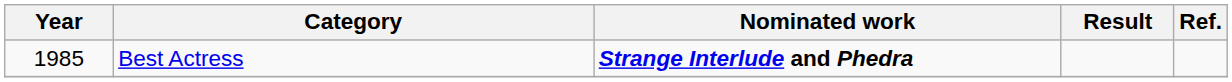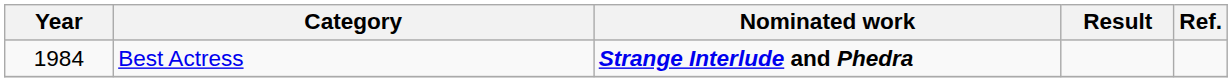(59, 58) 1985 -> (59, 58) 1984
